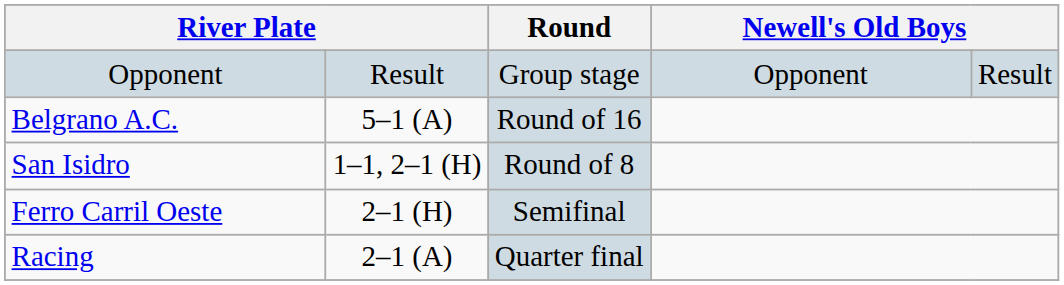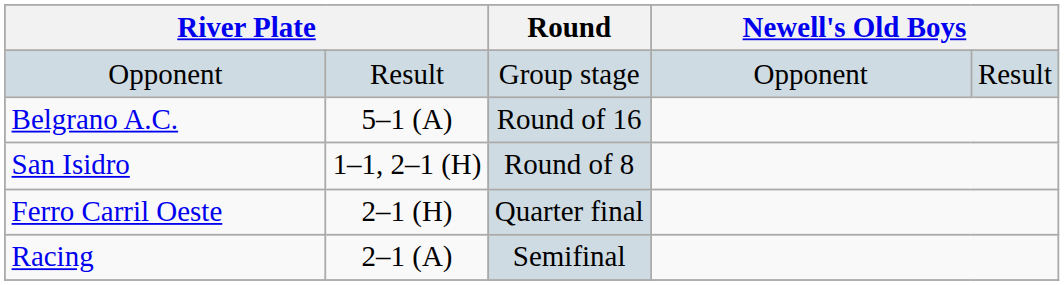(569, 211) Semifinal -> (569, 211) Quarter final
(569, 257) Quarter final -> (569, 257) Semifinal
